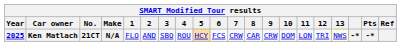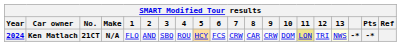(15, 35) 2025 -> (15, 35) 2024
(305, 35) no background -> (305, 35) khaki background
